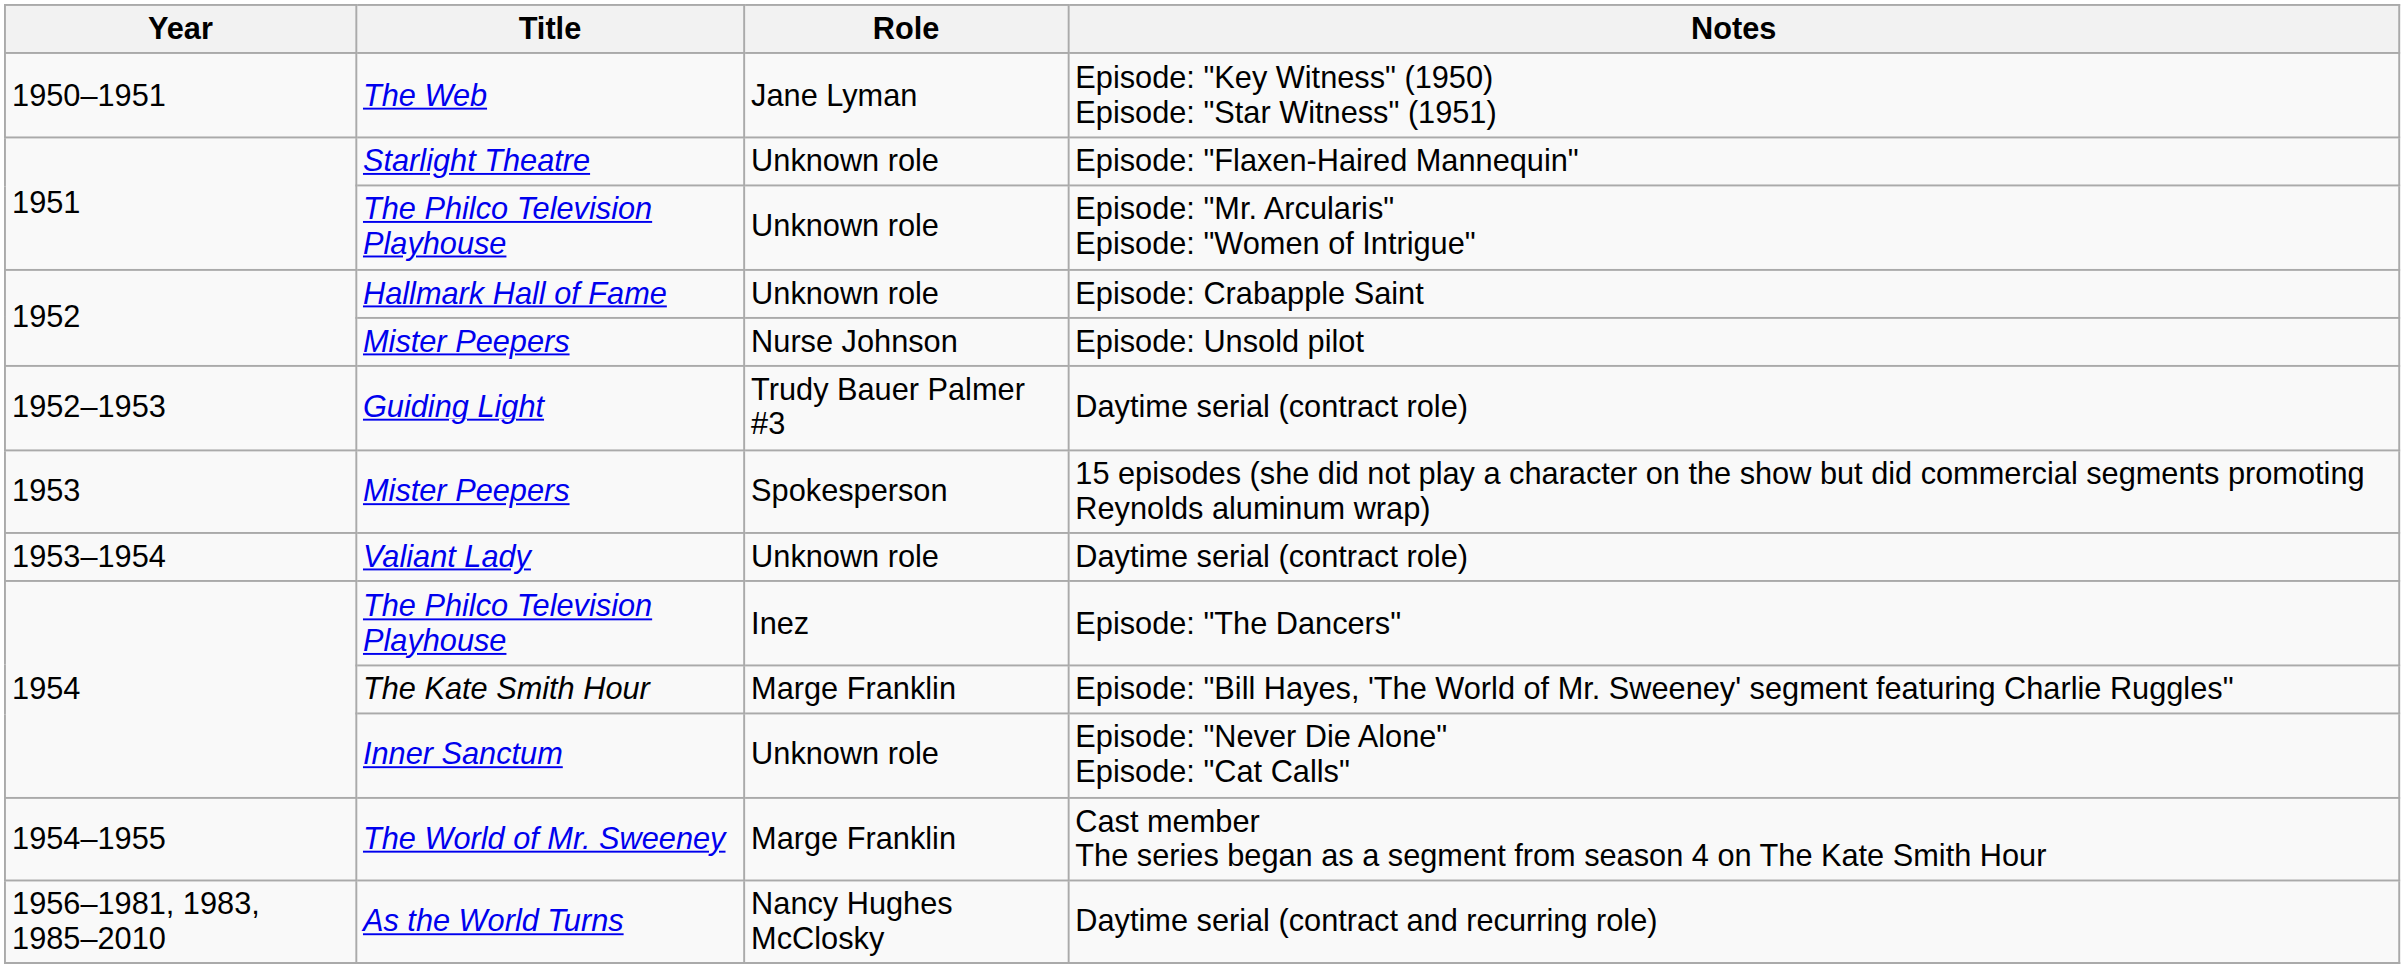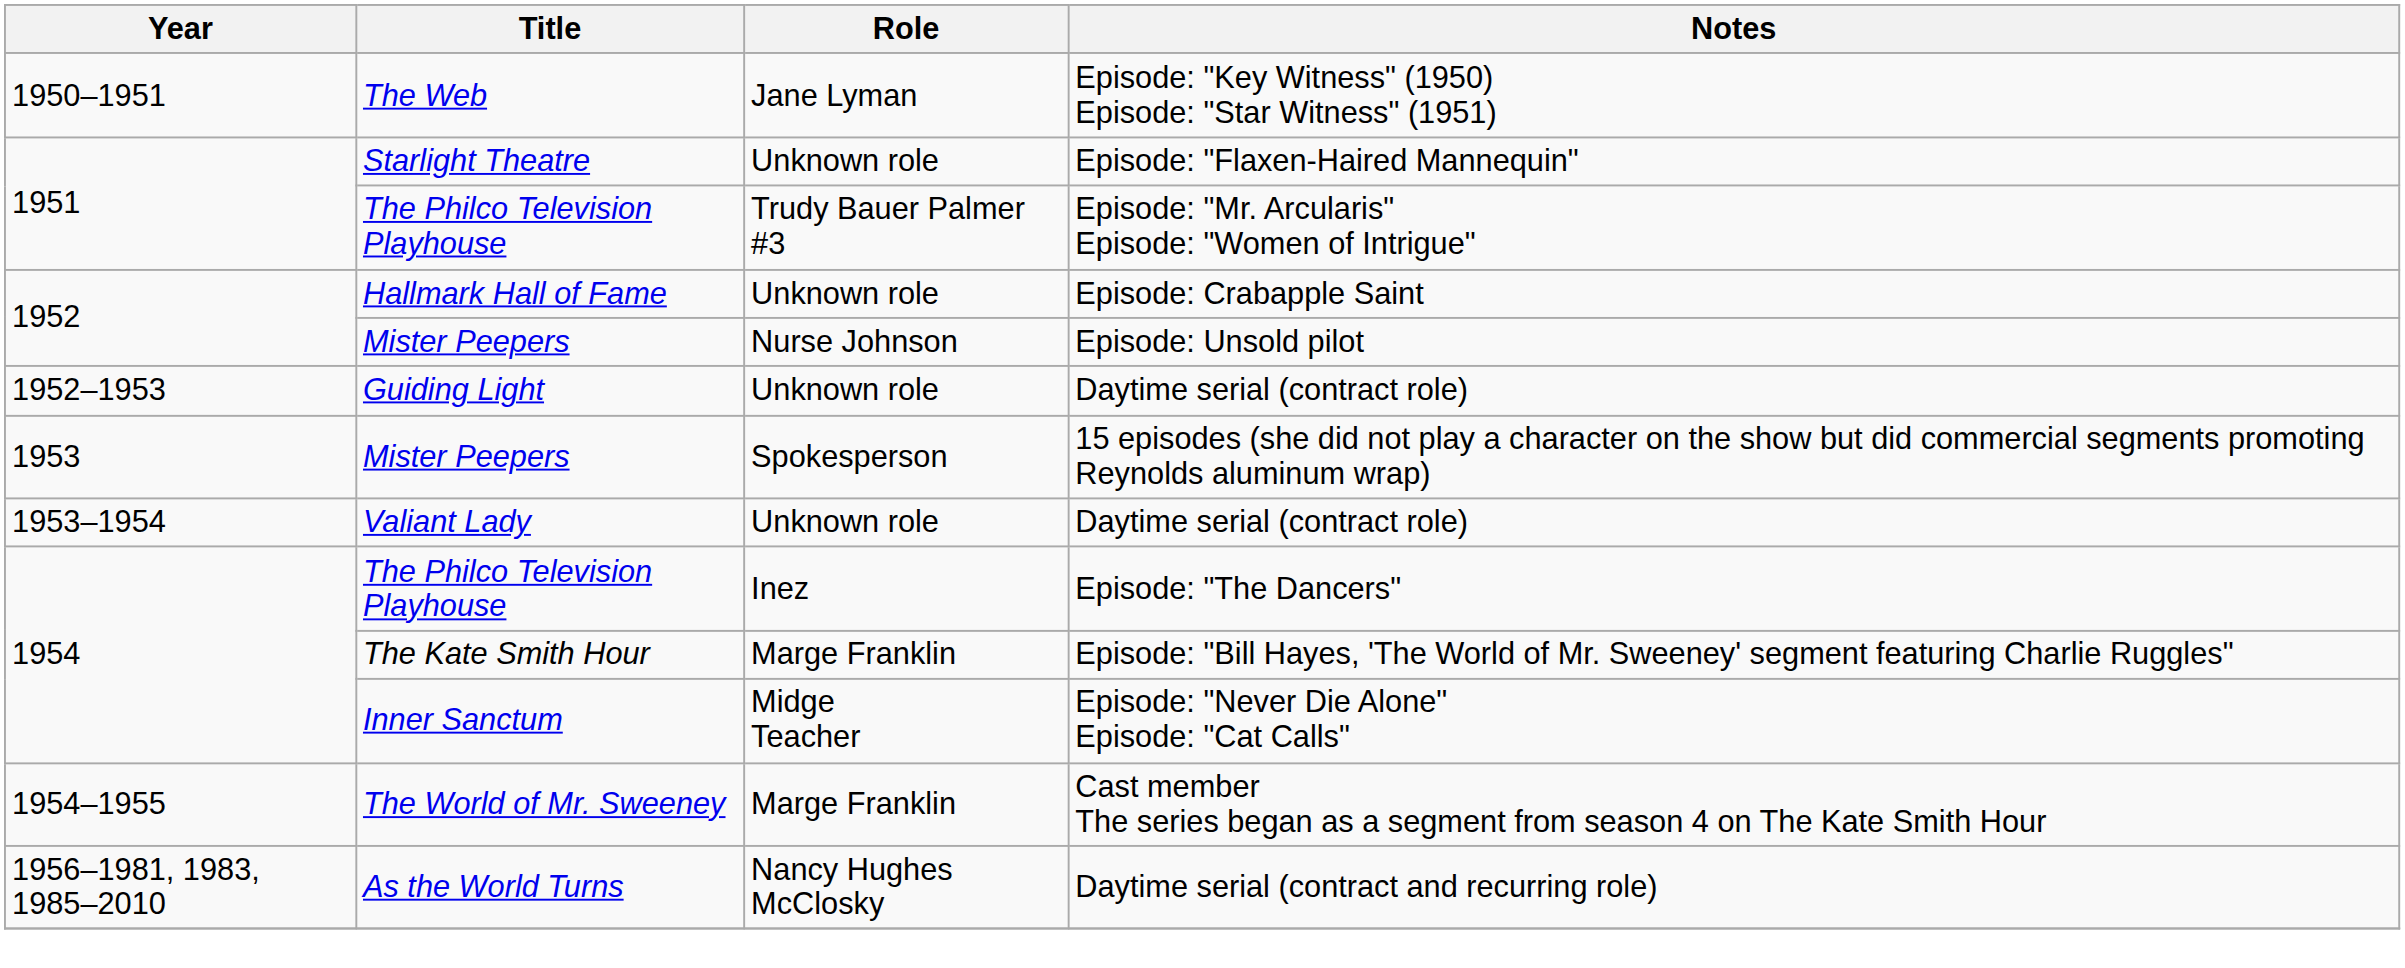(845, 226) Unknown role -> (888, 226) Trudy Bauer Palmer #3
(888, 407) Trudy Bauer Palmer #3 -> (845, 390) Unknown role
(845, 754) Unknown role -> (806, 720) Midge Teacher
